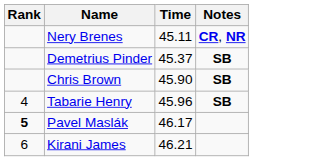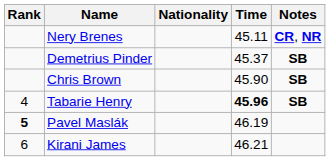+ column: (193, 15)
(175, 101) normal -> (251, 101) bold
(175, 123) 46.17 -> (251, 123) 46.19
